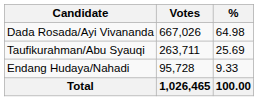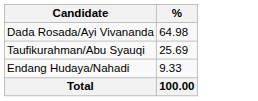- column: (185, 13)
